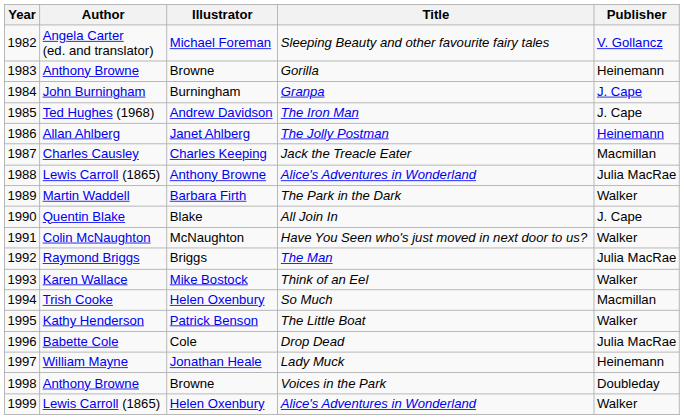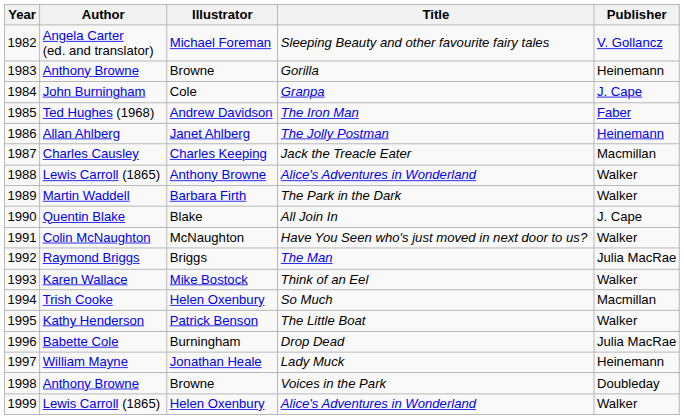(205, 92) Burningham -> (183, 92) Cole
(620, 112) J. Cape -> (614, 112) Faber
(637, 175) Julia MacRae -> (617, 175) Walker
(183, 341) Cole -> (205, 341) Burningham
